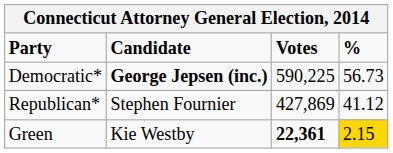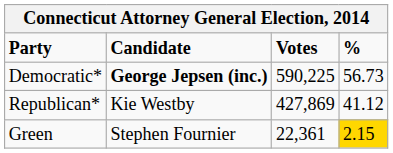(173, 104) Stephen Fournier -> (152, 104) Kie Westby
(152, 133) Kie Westby -> (173, 133) Stephen Fournier
(301, 133) bold -> (301, 133) normal
